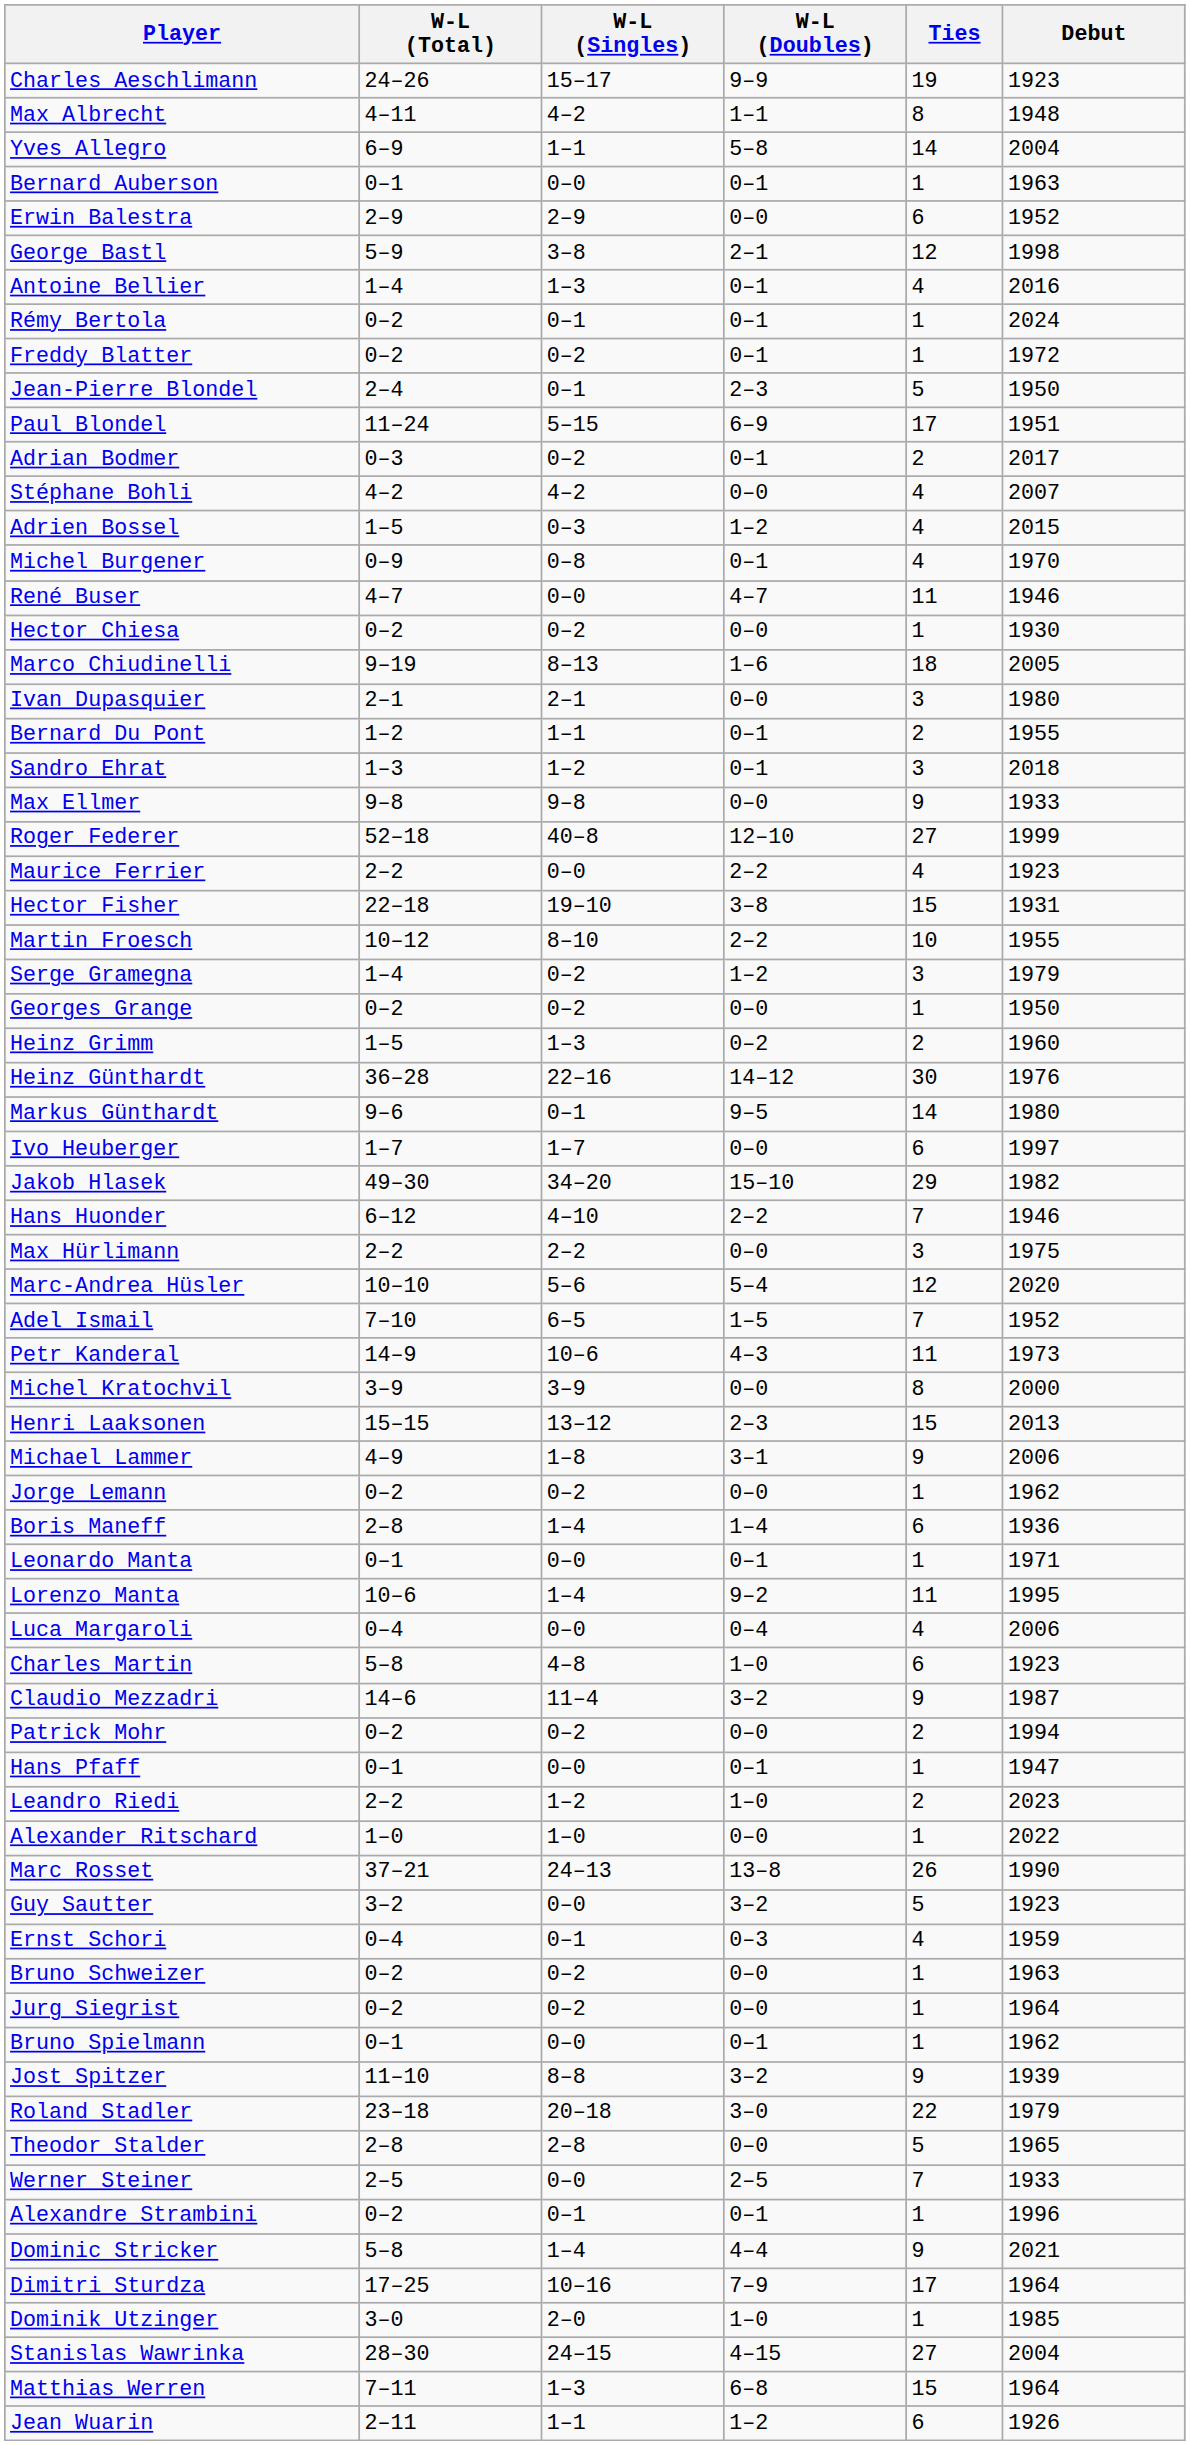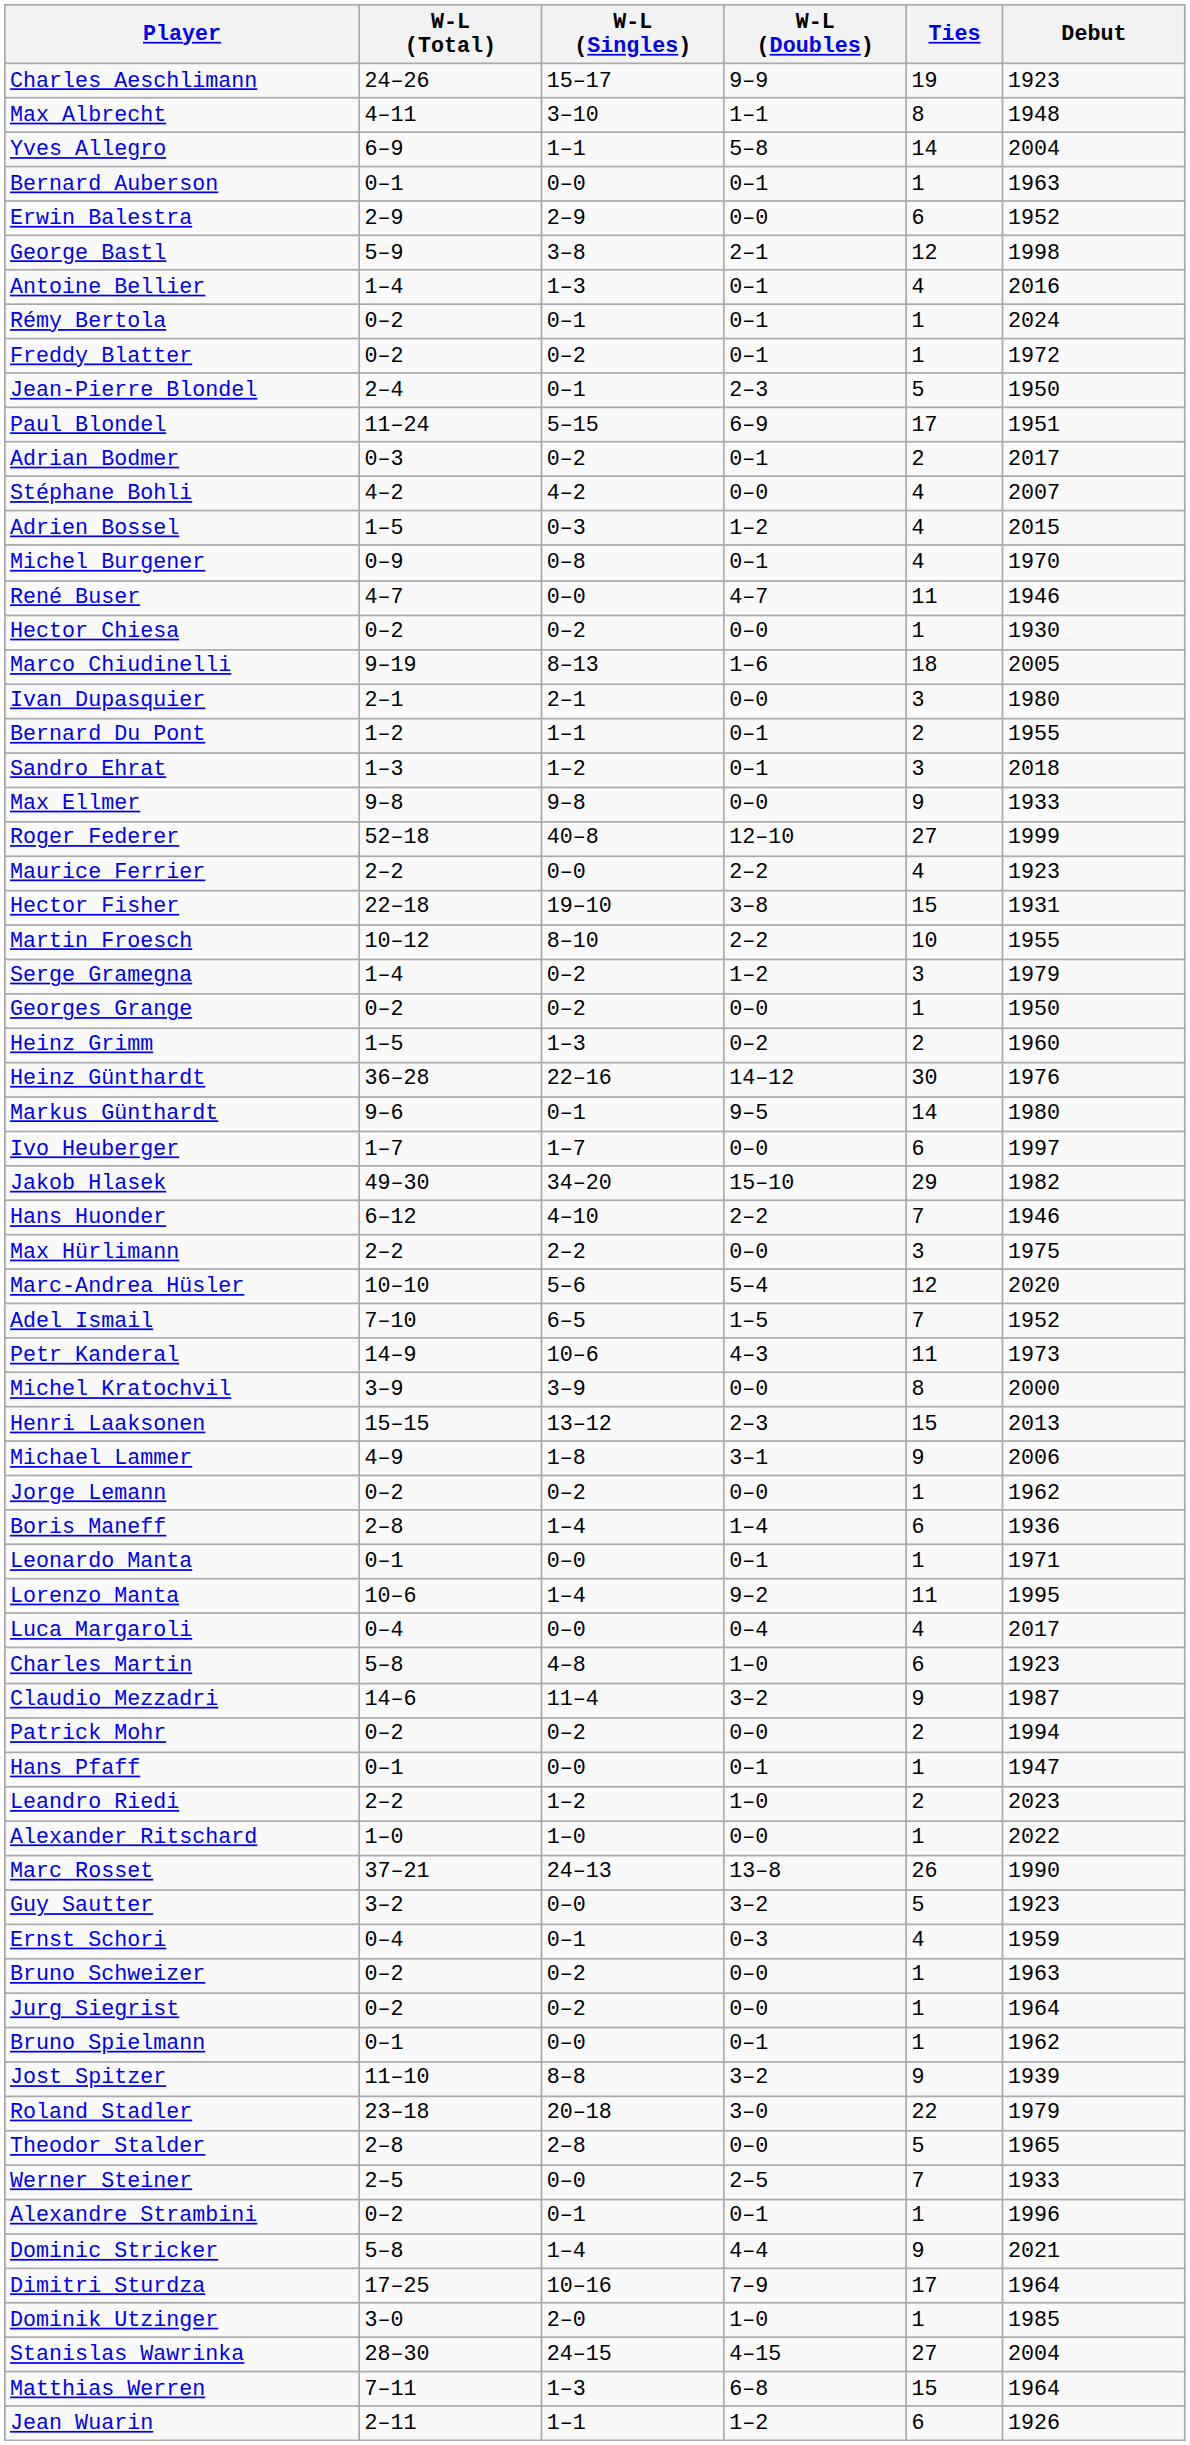(566, 115) 4–2 -> (573, 115) 3–10
(1034, 1631) 2006 -> (1034, 1631) 2017
